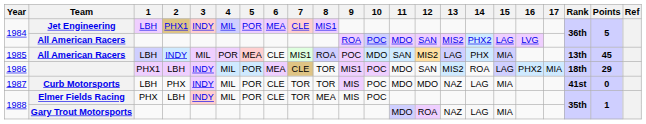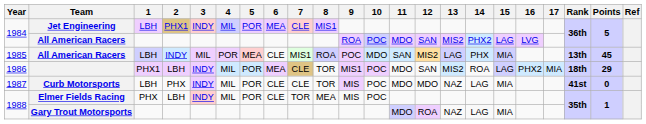(300, 84) TOR -> (300, 84) CLE
